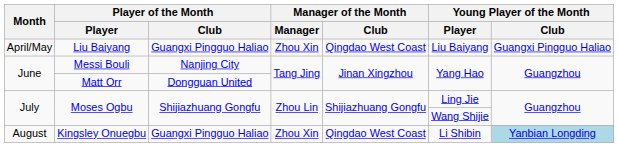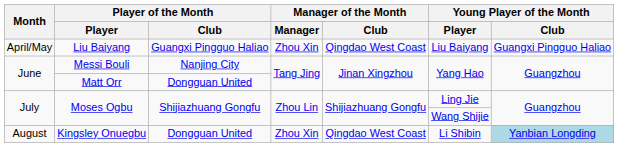(210, 133) Guangxi Pingguo Haliao -> (210, 133) Dongguan United
